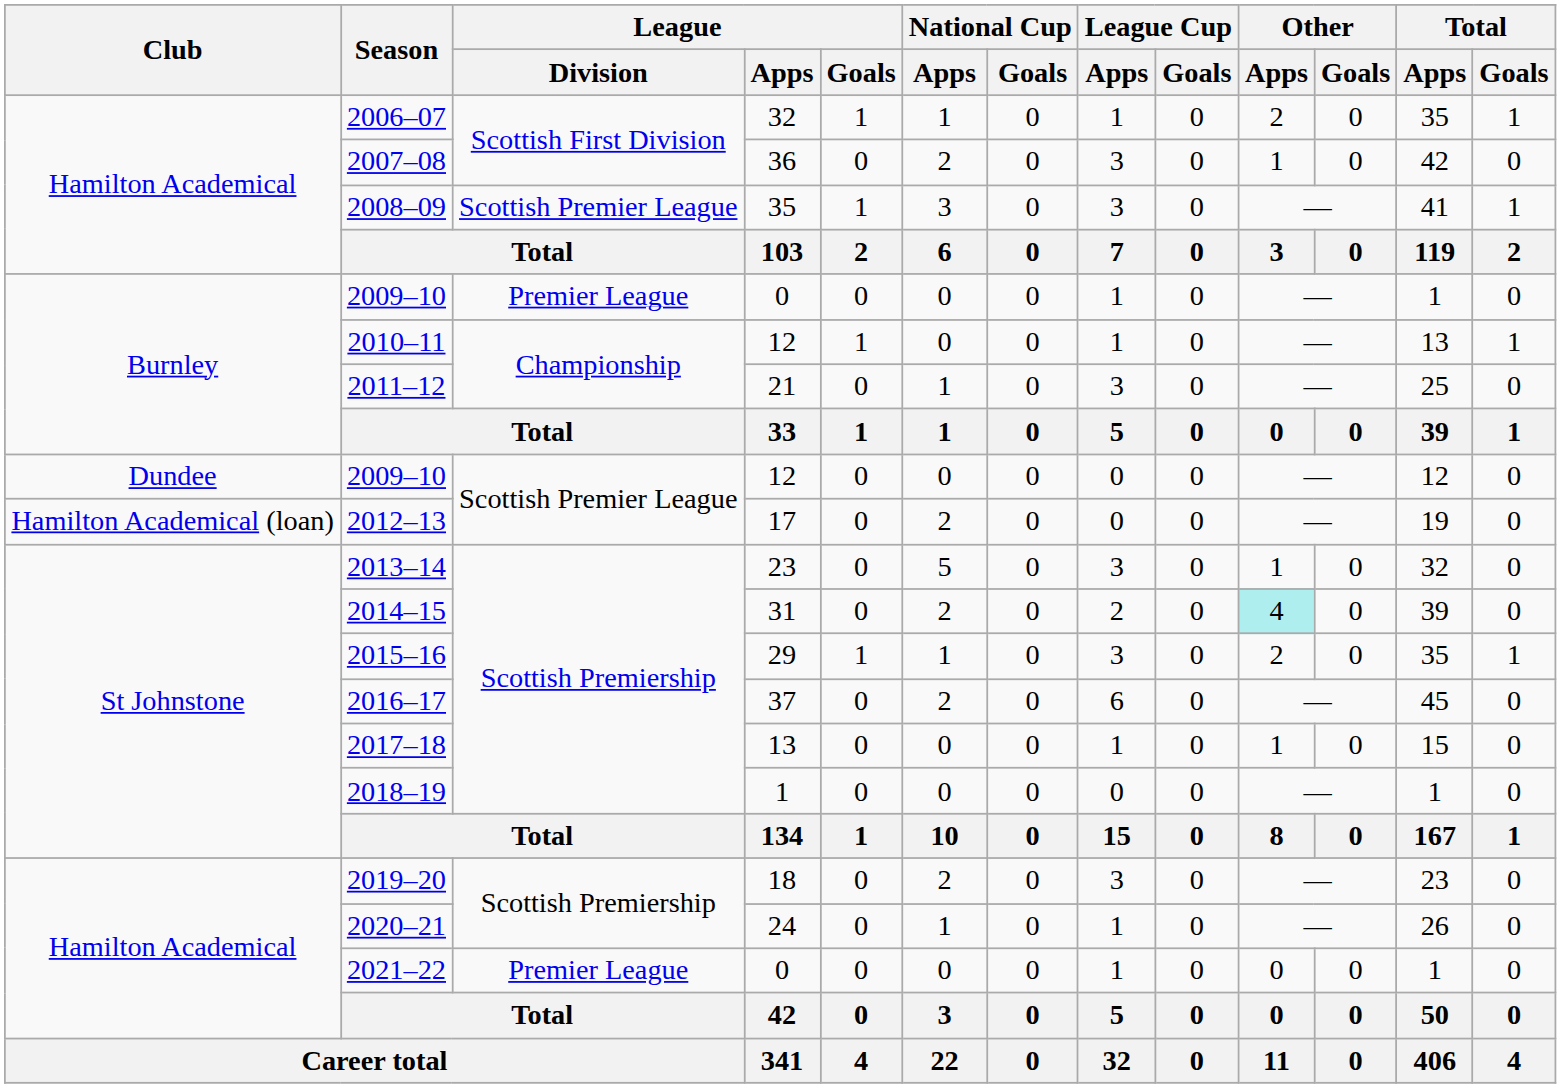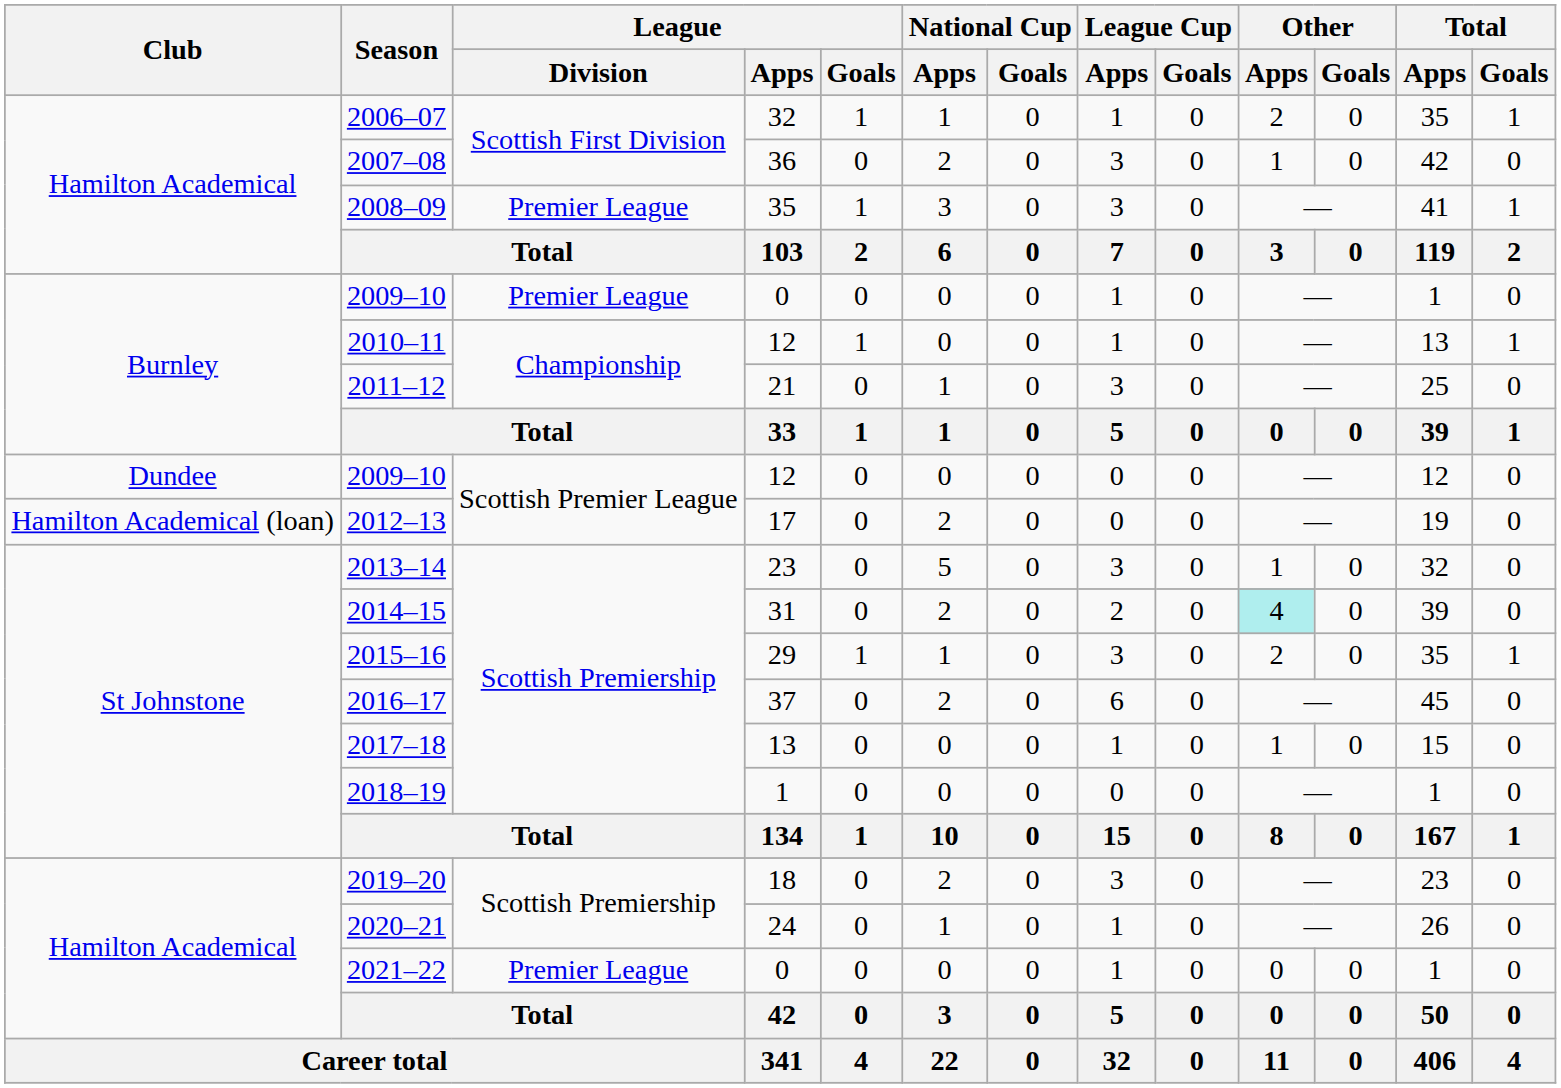(598, 206) Scottish Premier League -> (598, 206) Premier League
